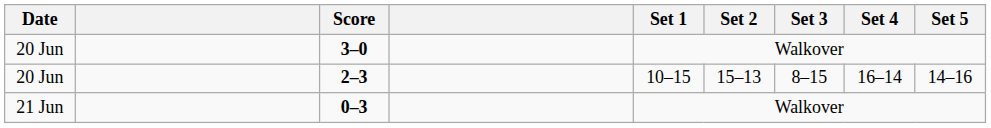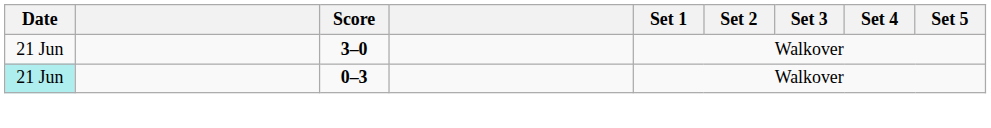(40, 49) 20 Jun -> (40, 49) 21 Jun
- row: (354, 78)
(40, 107) no background -> (40, 78) paleturquoise background
